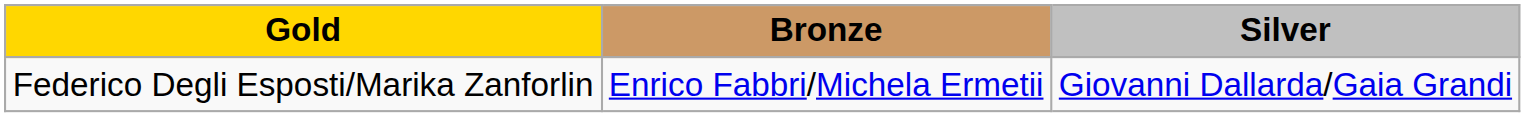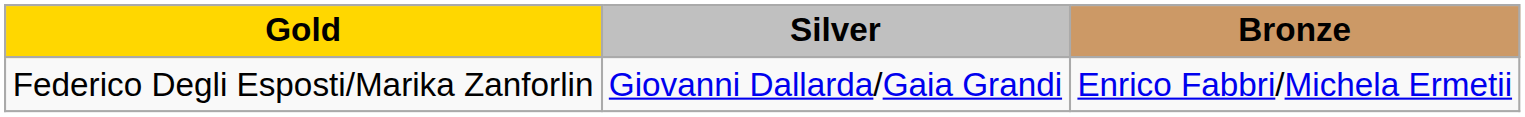columns swapped: (1285, 30) <-> (826, 30)
